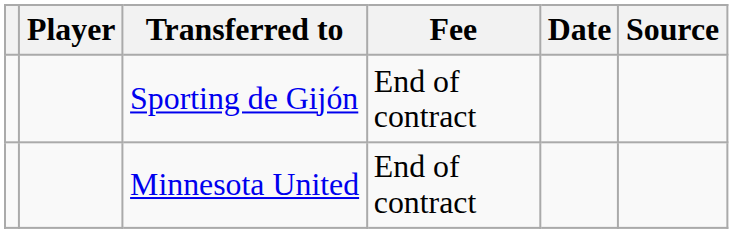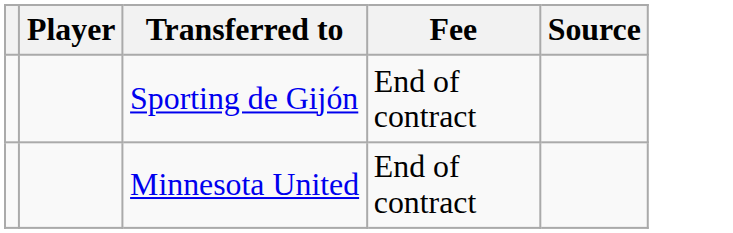- column: (579, 29)
